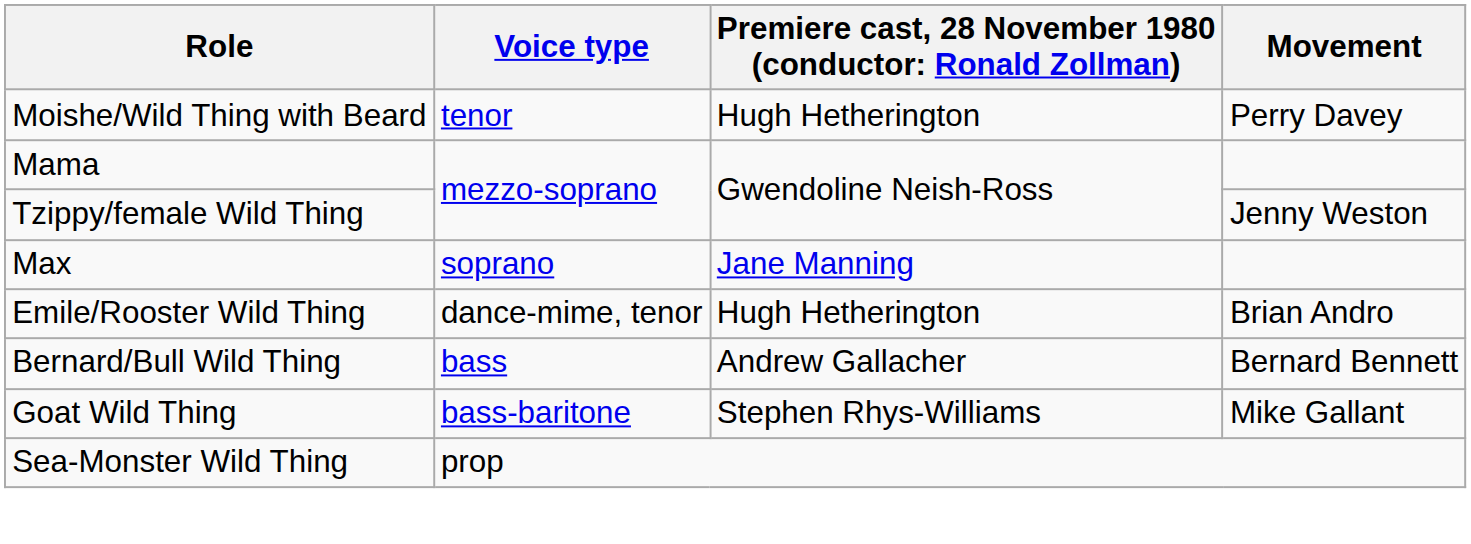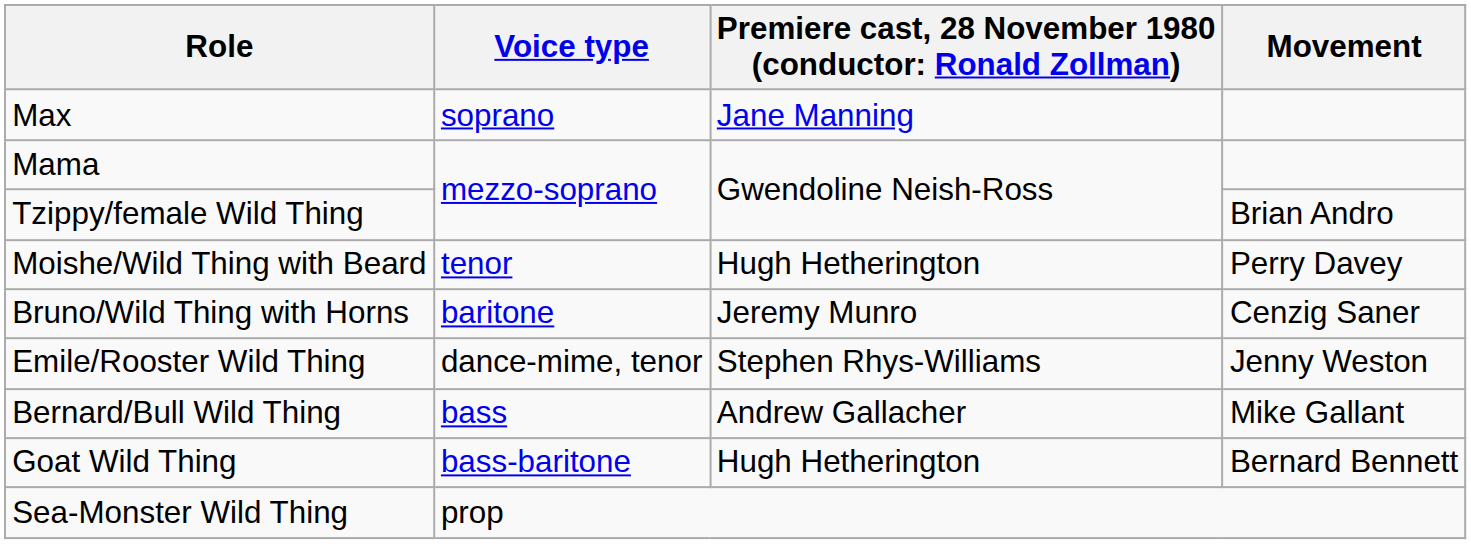rows swapped: (42, 263) <-> (219, 114)
(1329, 213) Jenny Weston -> (1312, 213) Brian Andro
+ row: (211, 313)
(848, 313) Hugh Hetherington -> (879, 363) Stephen Rhys-Williams
(1312, 313) Brian Andro -> (1329, 363) Jenny Weston
(1344, 363) Bernard Bennett -> (1317, 412) Mike Gallant
(879, 412) Stephen Rhys-Williams -> (848, 462) Hugh Hetherington
(1317, 412) Mike Gallant -> (1344, 462) Bernard Bennett
